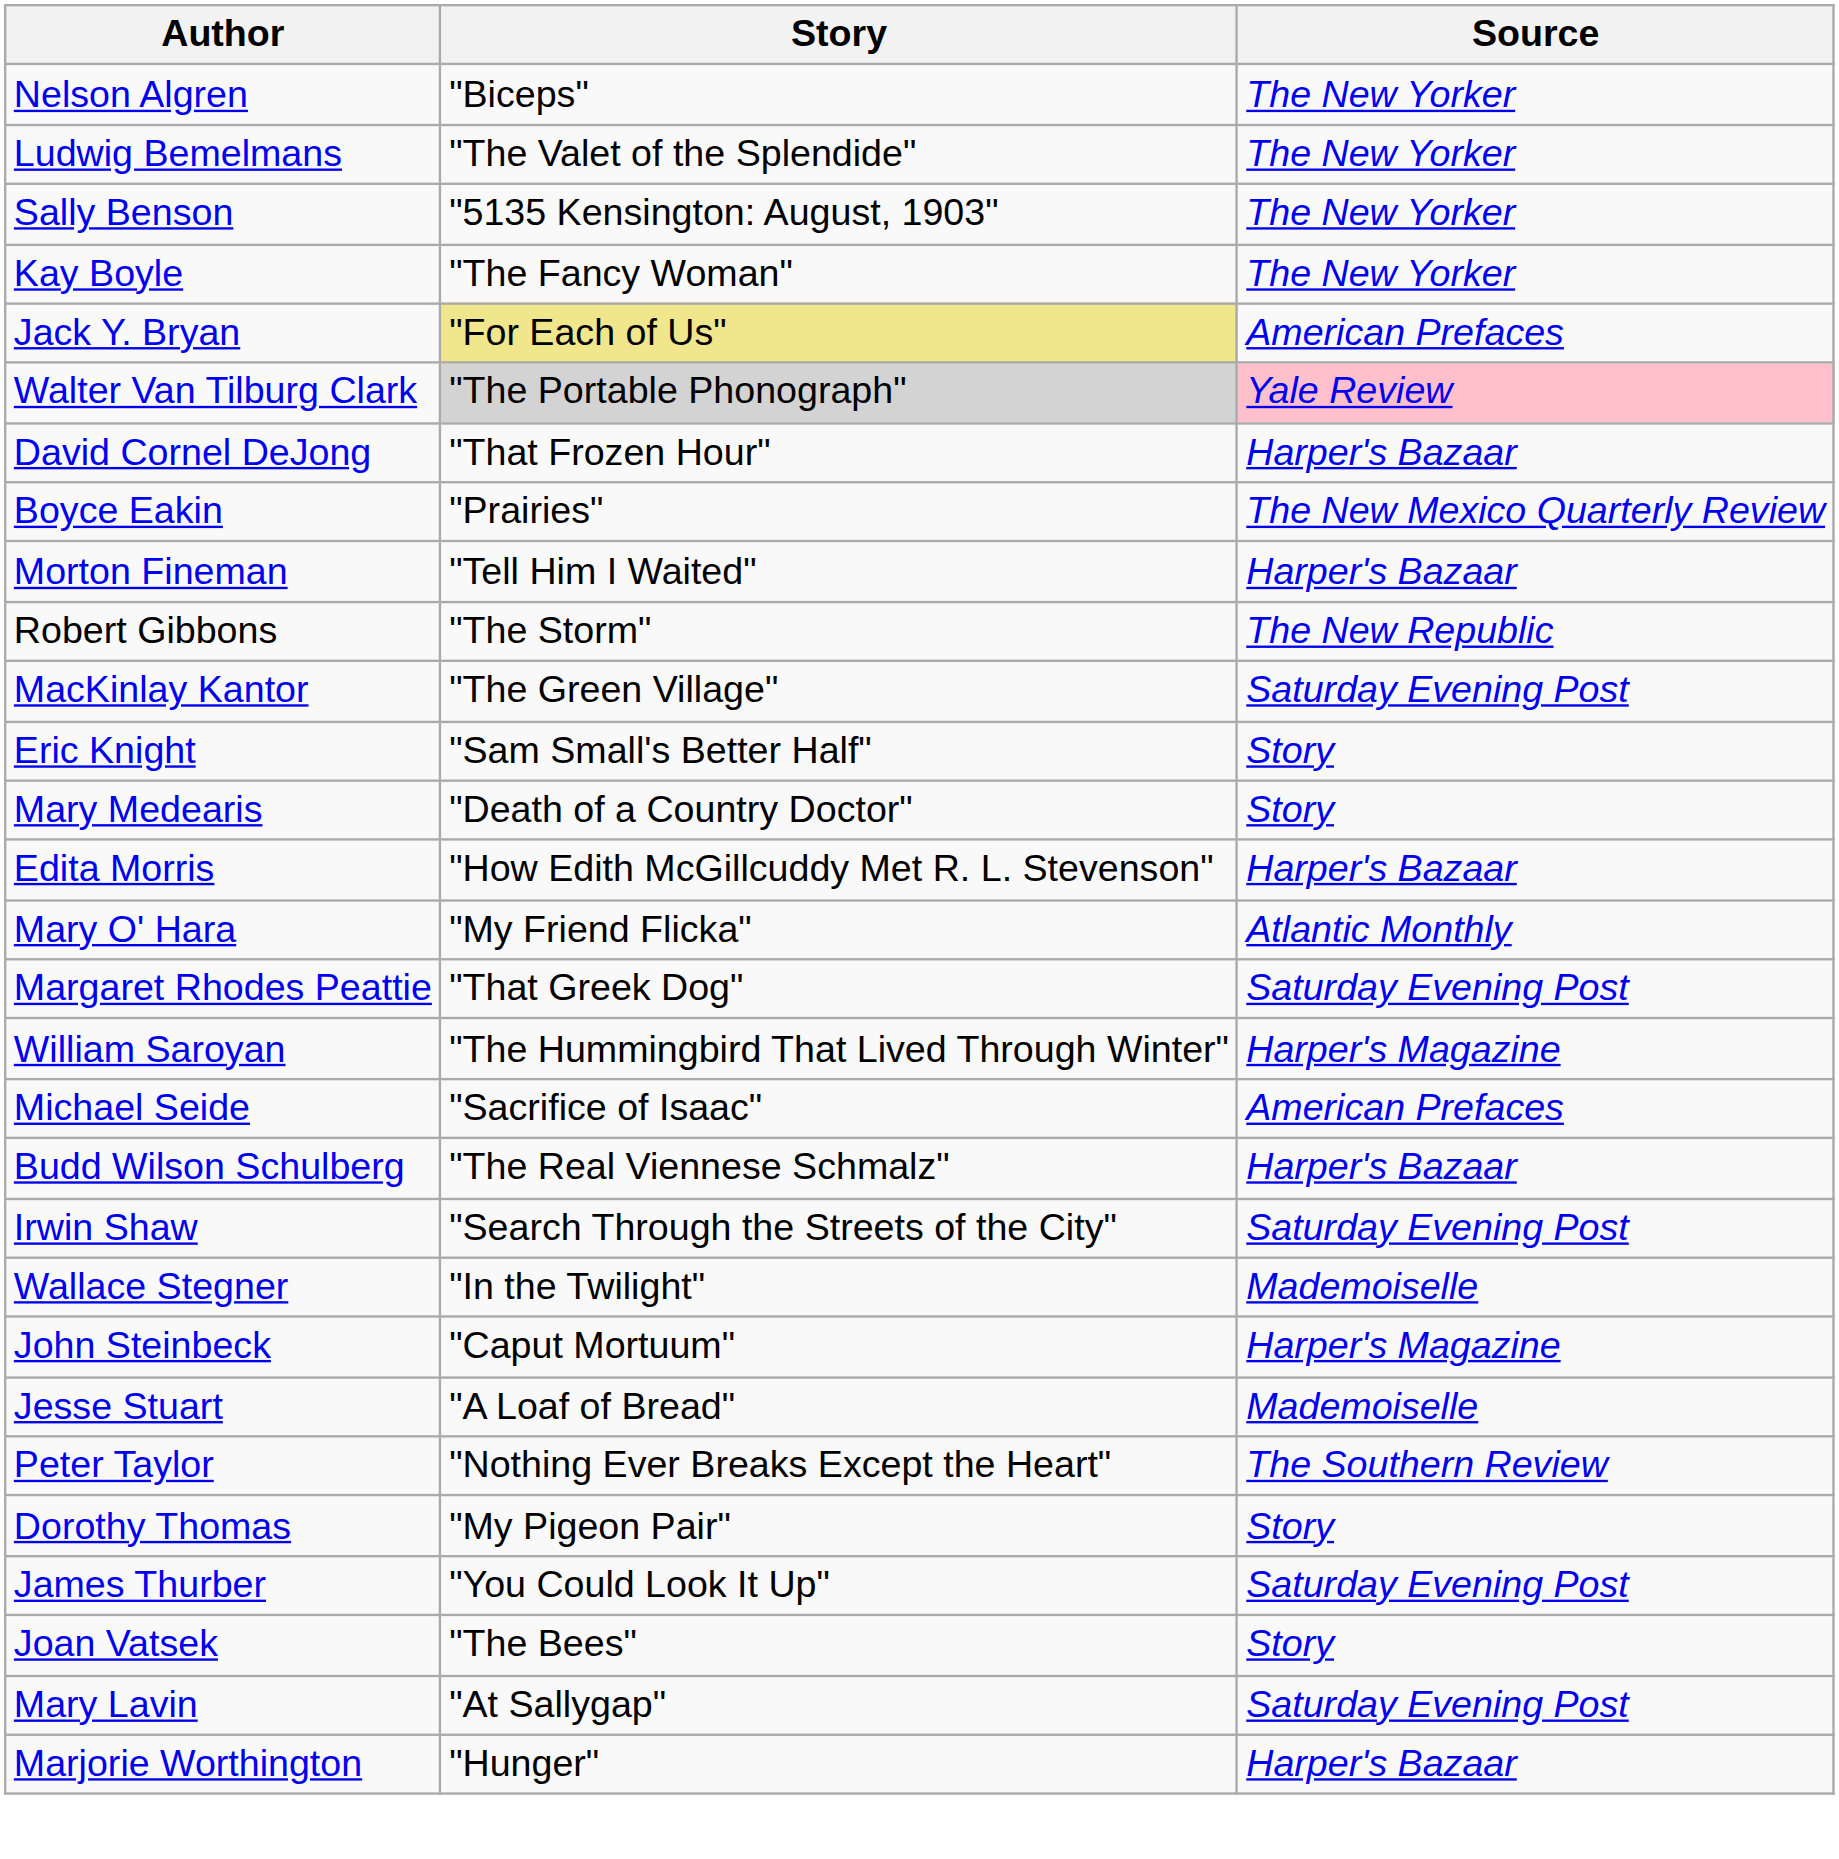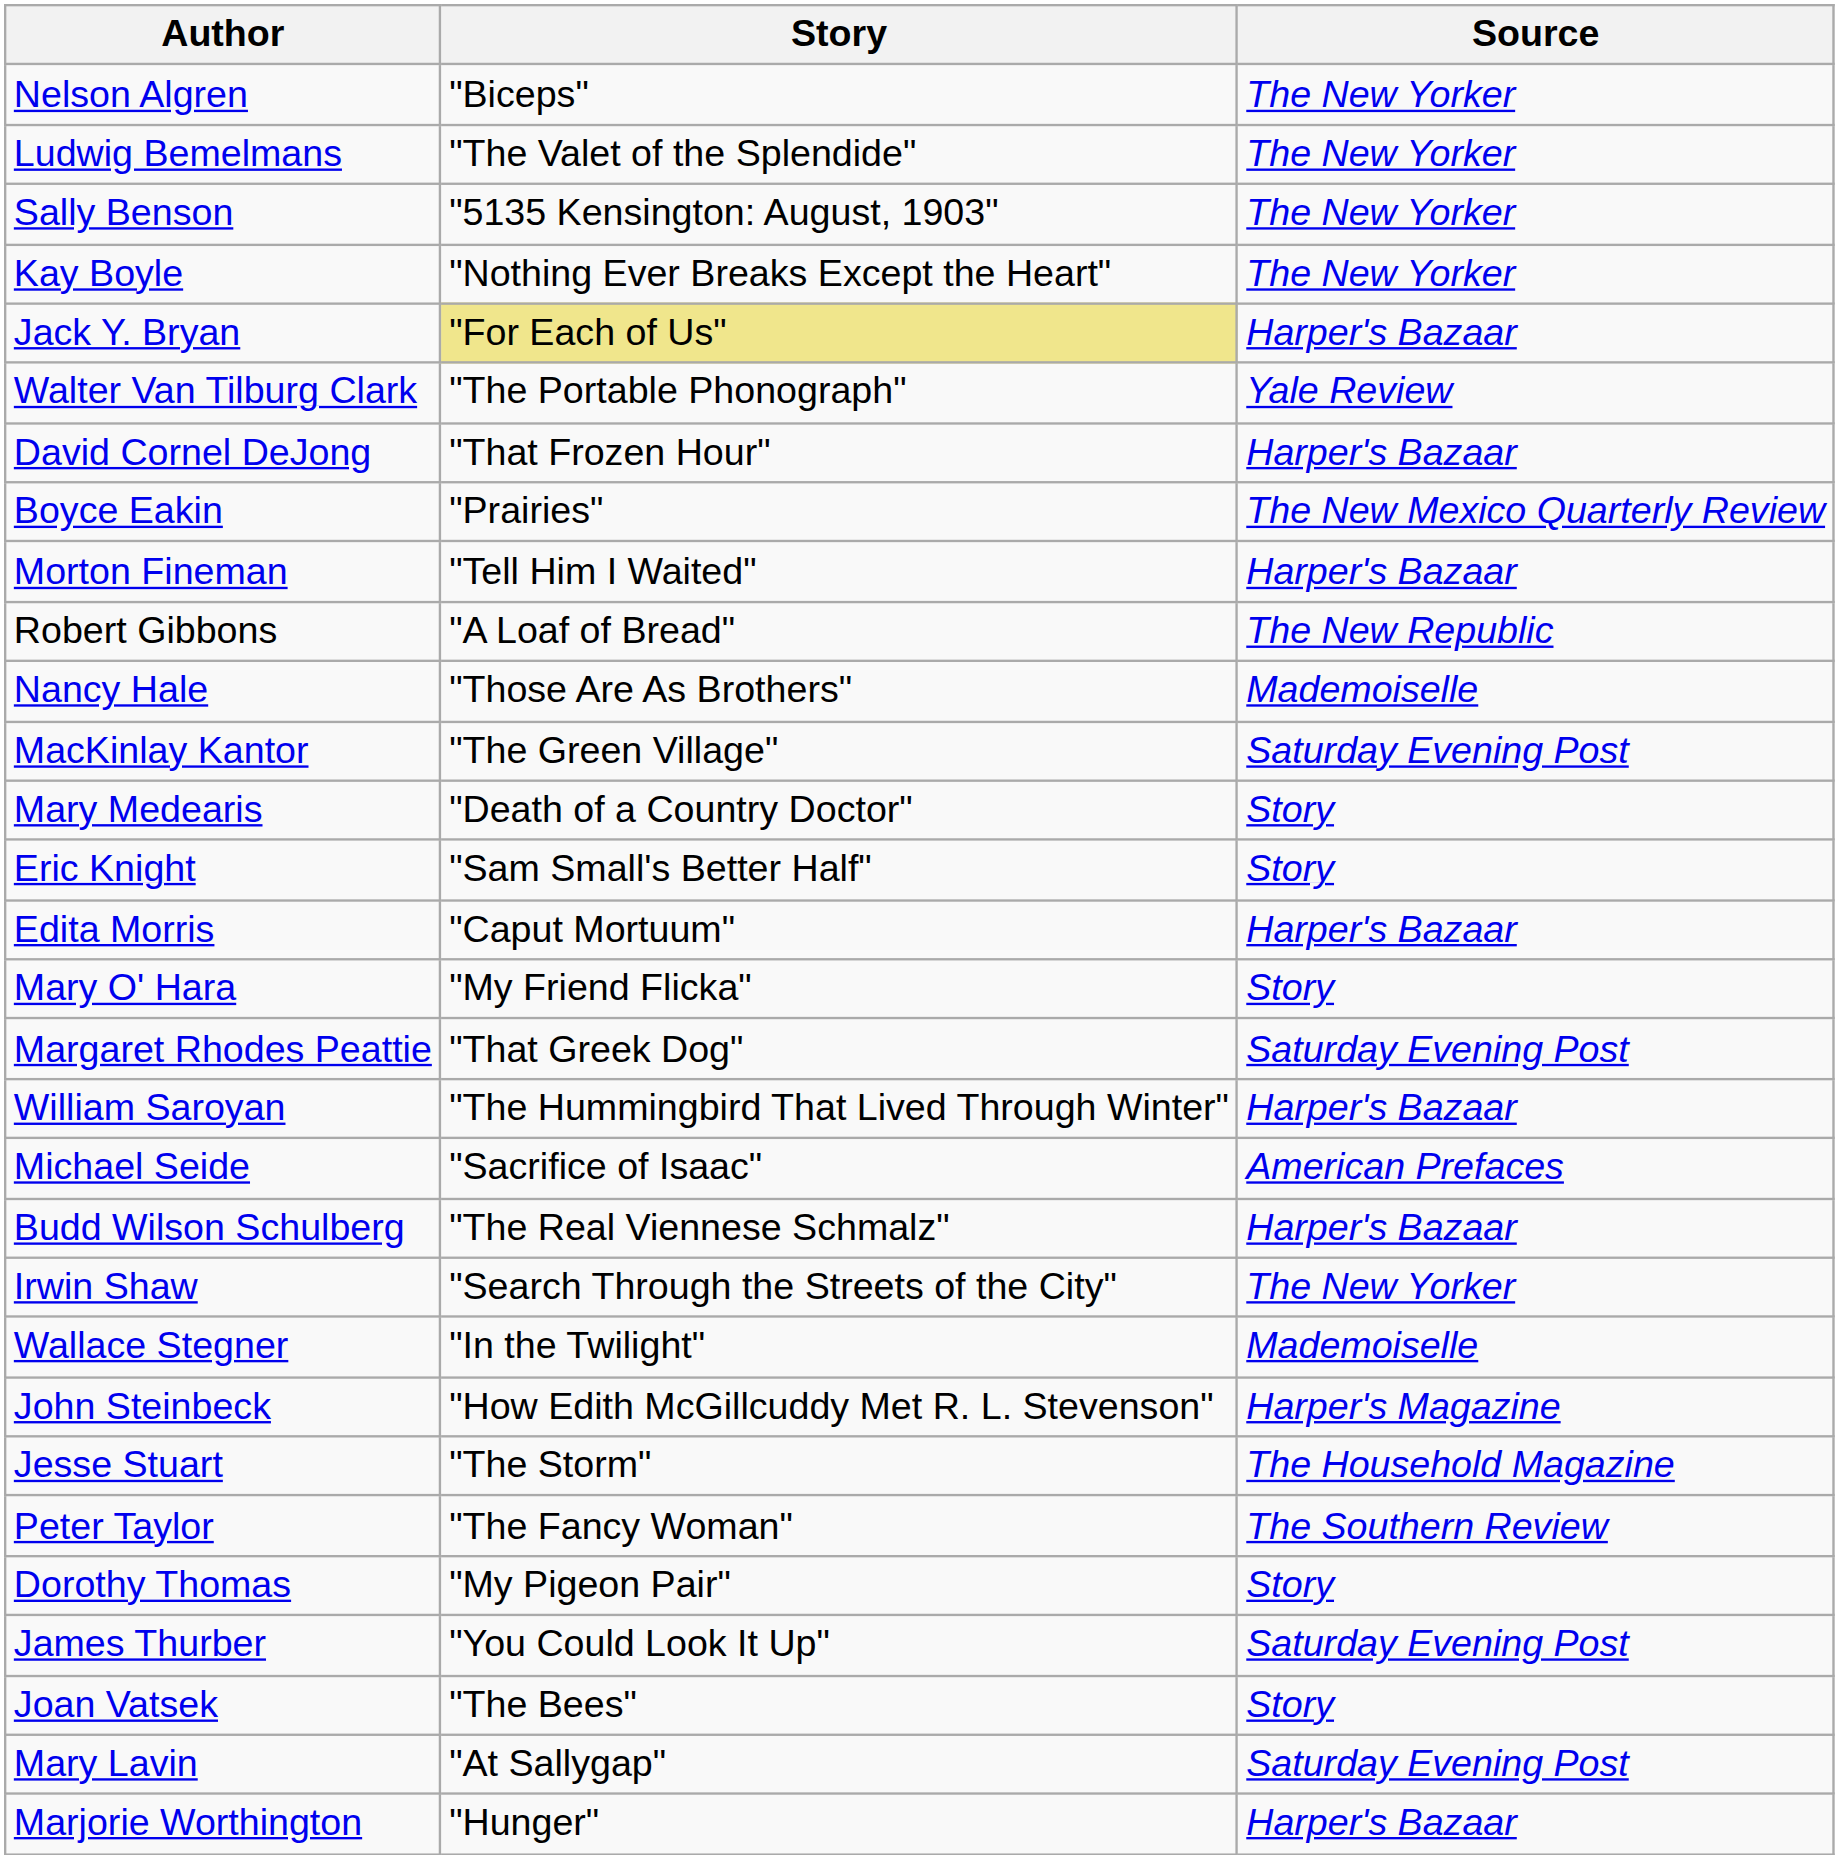(621, 272) "The Fancy Woman" -> (780, 272) "Nothing Ever Breaks Except the Heart"
(1405, 332) American Prefaces -> (1382, 332) Harper's Bazaar
(678, 392) lightgrey background -> (678, 392) no background
(1349, 392) pink background -> (1349, 392) no background
(550, 630) "The Storm" -> (592, 630) "A Loaf of Bread"
+ row: (111, 690)
rows swapped: (105, 749) <-> (138, 809)
(831, 869) "How Edith McGillcuddy Met R. L. Stevenson" -> (592, 928) "Caput Mortuum"
(1379, 928) Atlantic Monthly -> (1290, 988) Story
(1403, 1048) Harper's Magazine -> (1382, 1107) Harper's Bazaar
(1438, 1226) Saturday Evening Post -> (1381, 1286) The New Yorker
(592, 1346) "Caput Mortuum" -> (831, 1405) "How Edith McGillcuddy Met R. L. Stevenson"
(592, 1405) "A Loaf of Bread" -> (550, 1465) "The Storm"
(1362, 1405) Mademoiselle -> (1461, 1465) The Household Magazine
(780, 1465) "Nothing Ever Breaks Except the Heart" -> (621, 1525) "The Fancy Woman"
